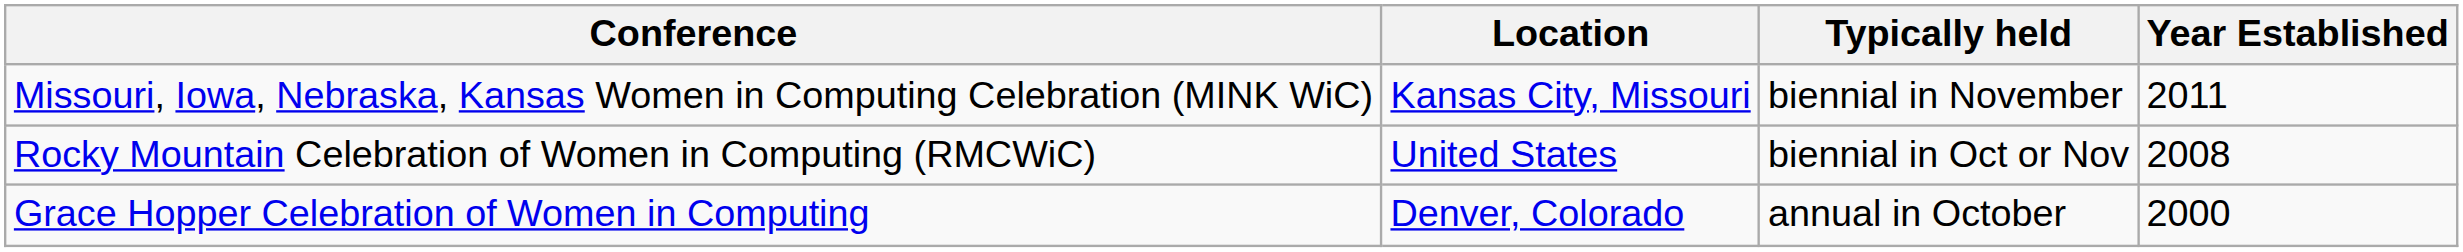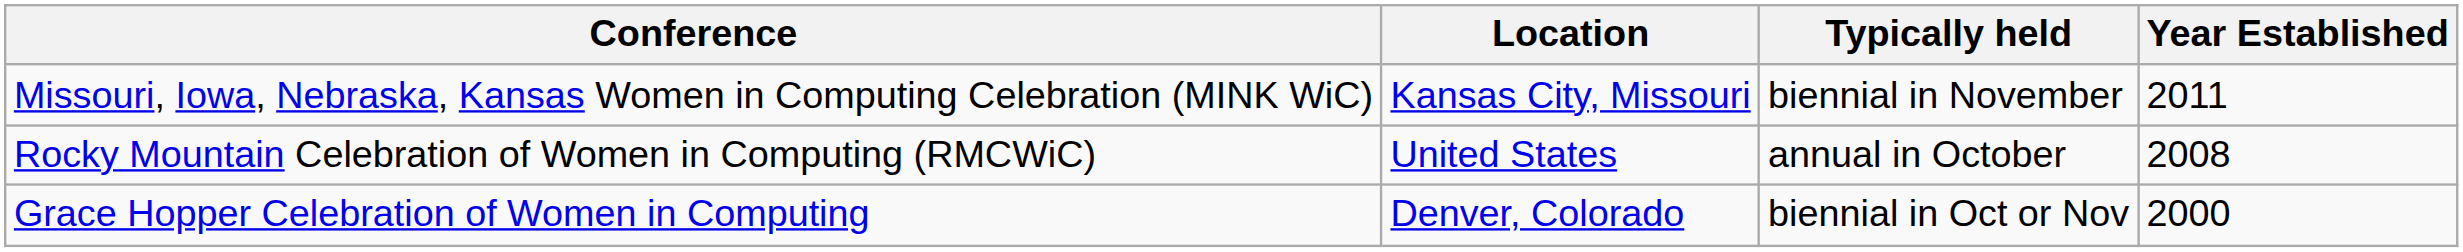(1949, 154) biennial in Oct or Nov -> (1917, 154) annual in October
(1917, 214) annual in October -> (1949, 214) biennial in Oct or Nov
